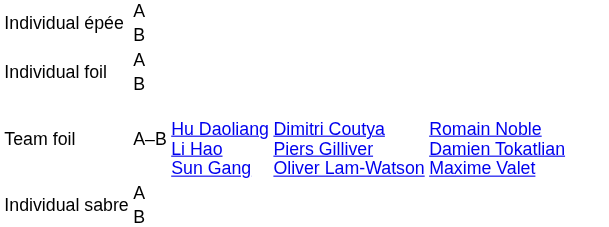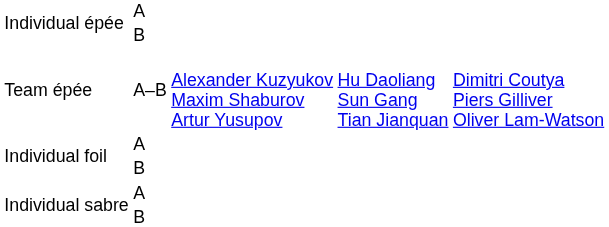+ row: (48, 90)
- row: (40, 138)
